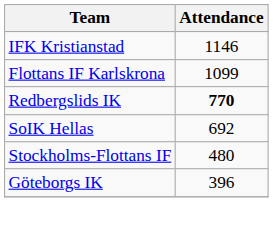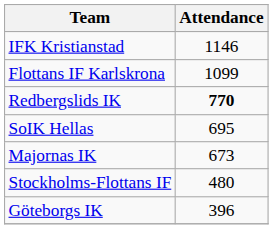(221, 127) 692 -> (221, 127) 695
+ row: (52, 155)
